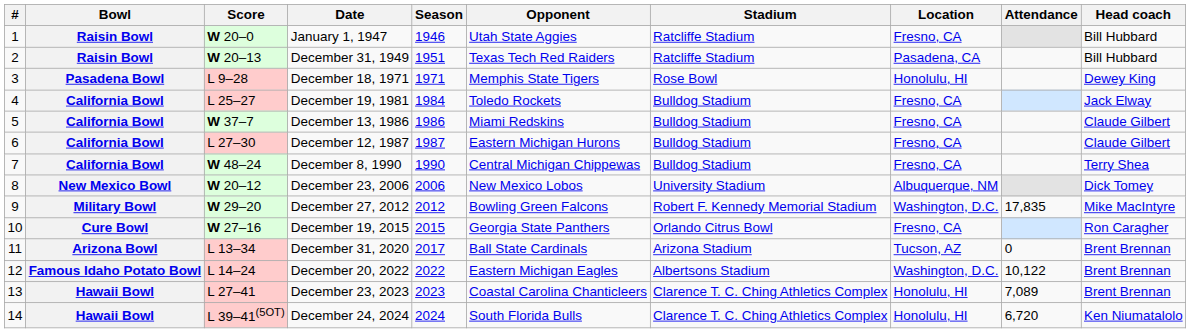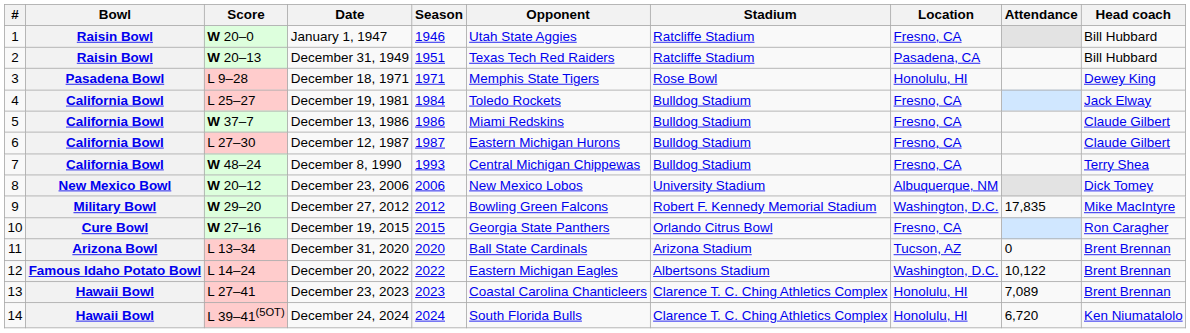(430, 164) 1990 -> (430, 164) 1993
(430, 249) 2017 -> (430, 249) 2020
